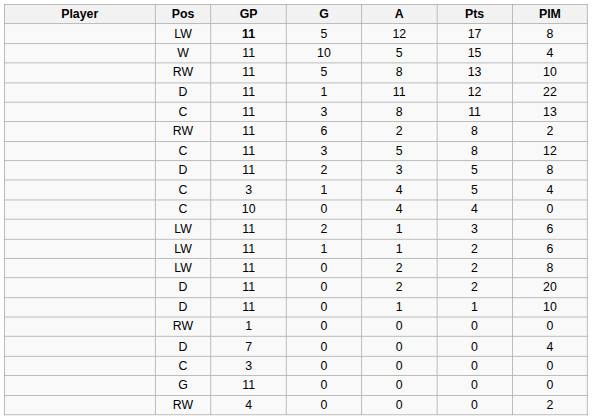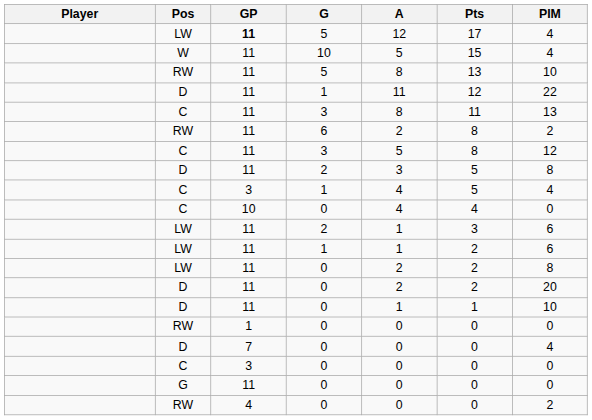(550, 33) 8 -> (550, 33) 4
